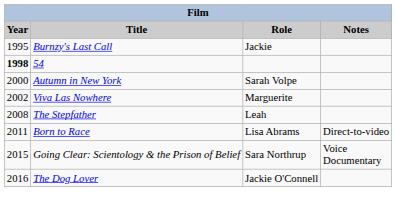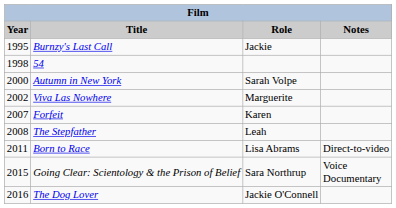(18, 64) bold -> (18, 64) normal
+ row: (48, 115)
